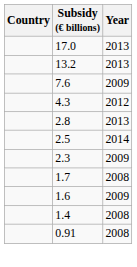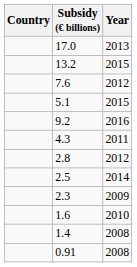(117, 64) 2013 -> (117, 64) 2015
(117, 83) 2009 -> (117, 83) 2012
+ row: (63, 102)
+ row: (63, 121)
(117, 102) 2012 -> (117, 139) 2011
(117, 121) 2013 -> (117, 158) 2012
- row: (63, 177)
(117, 196) 2009 -> (117, 214) 2010
